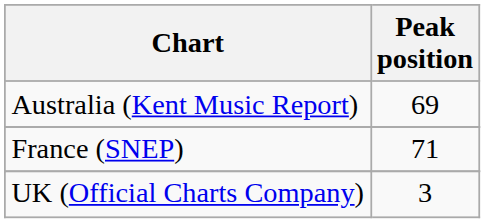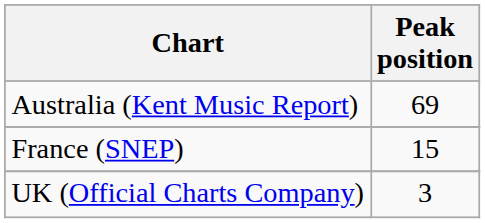(425, 148) 71 -> (425, 148) 15
